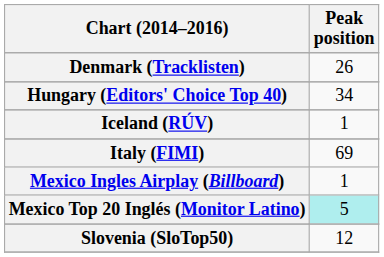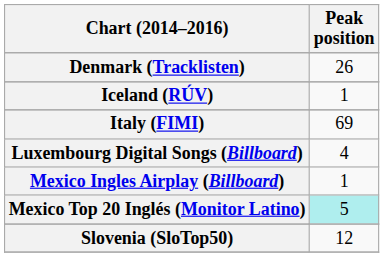- row: (157, 95)
+ row: (157, 152)
